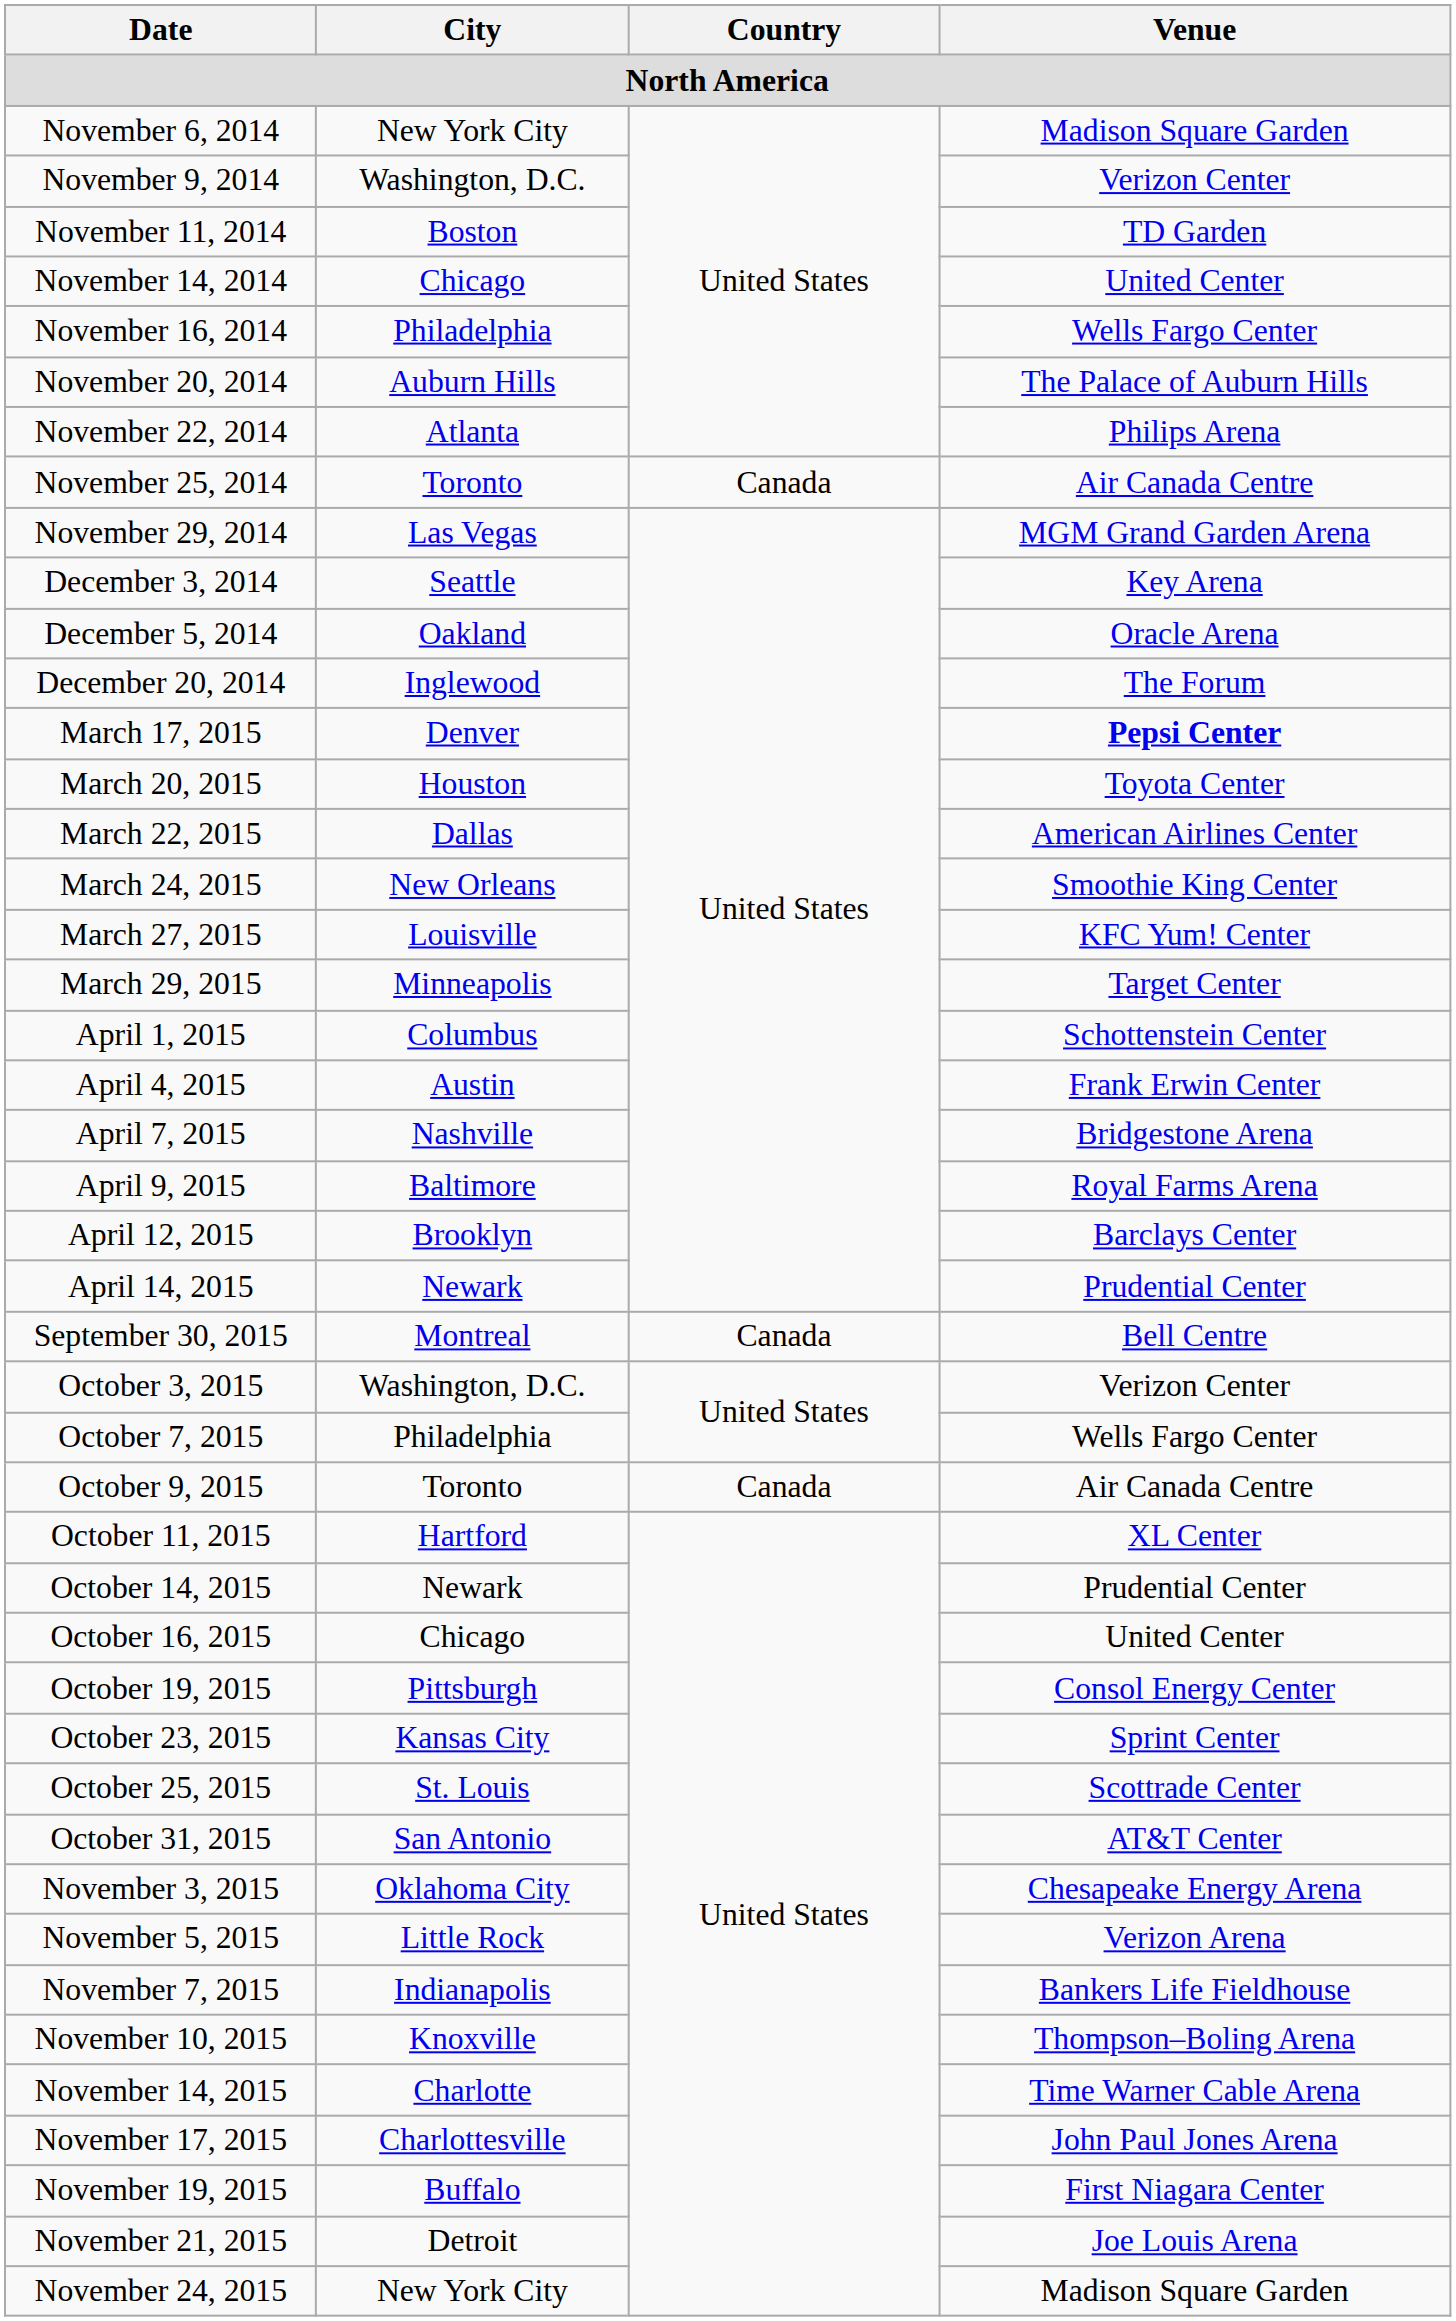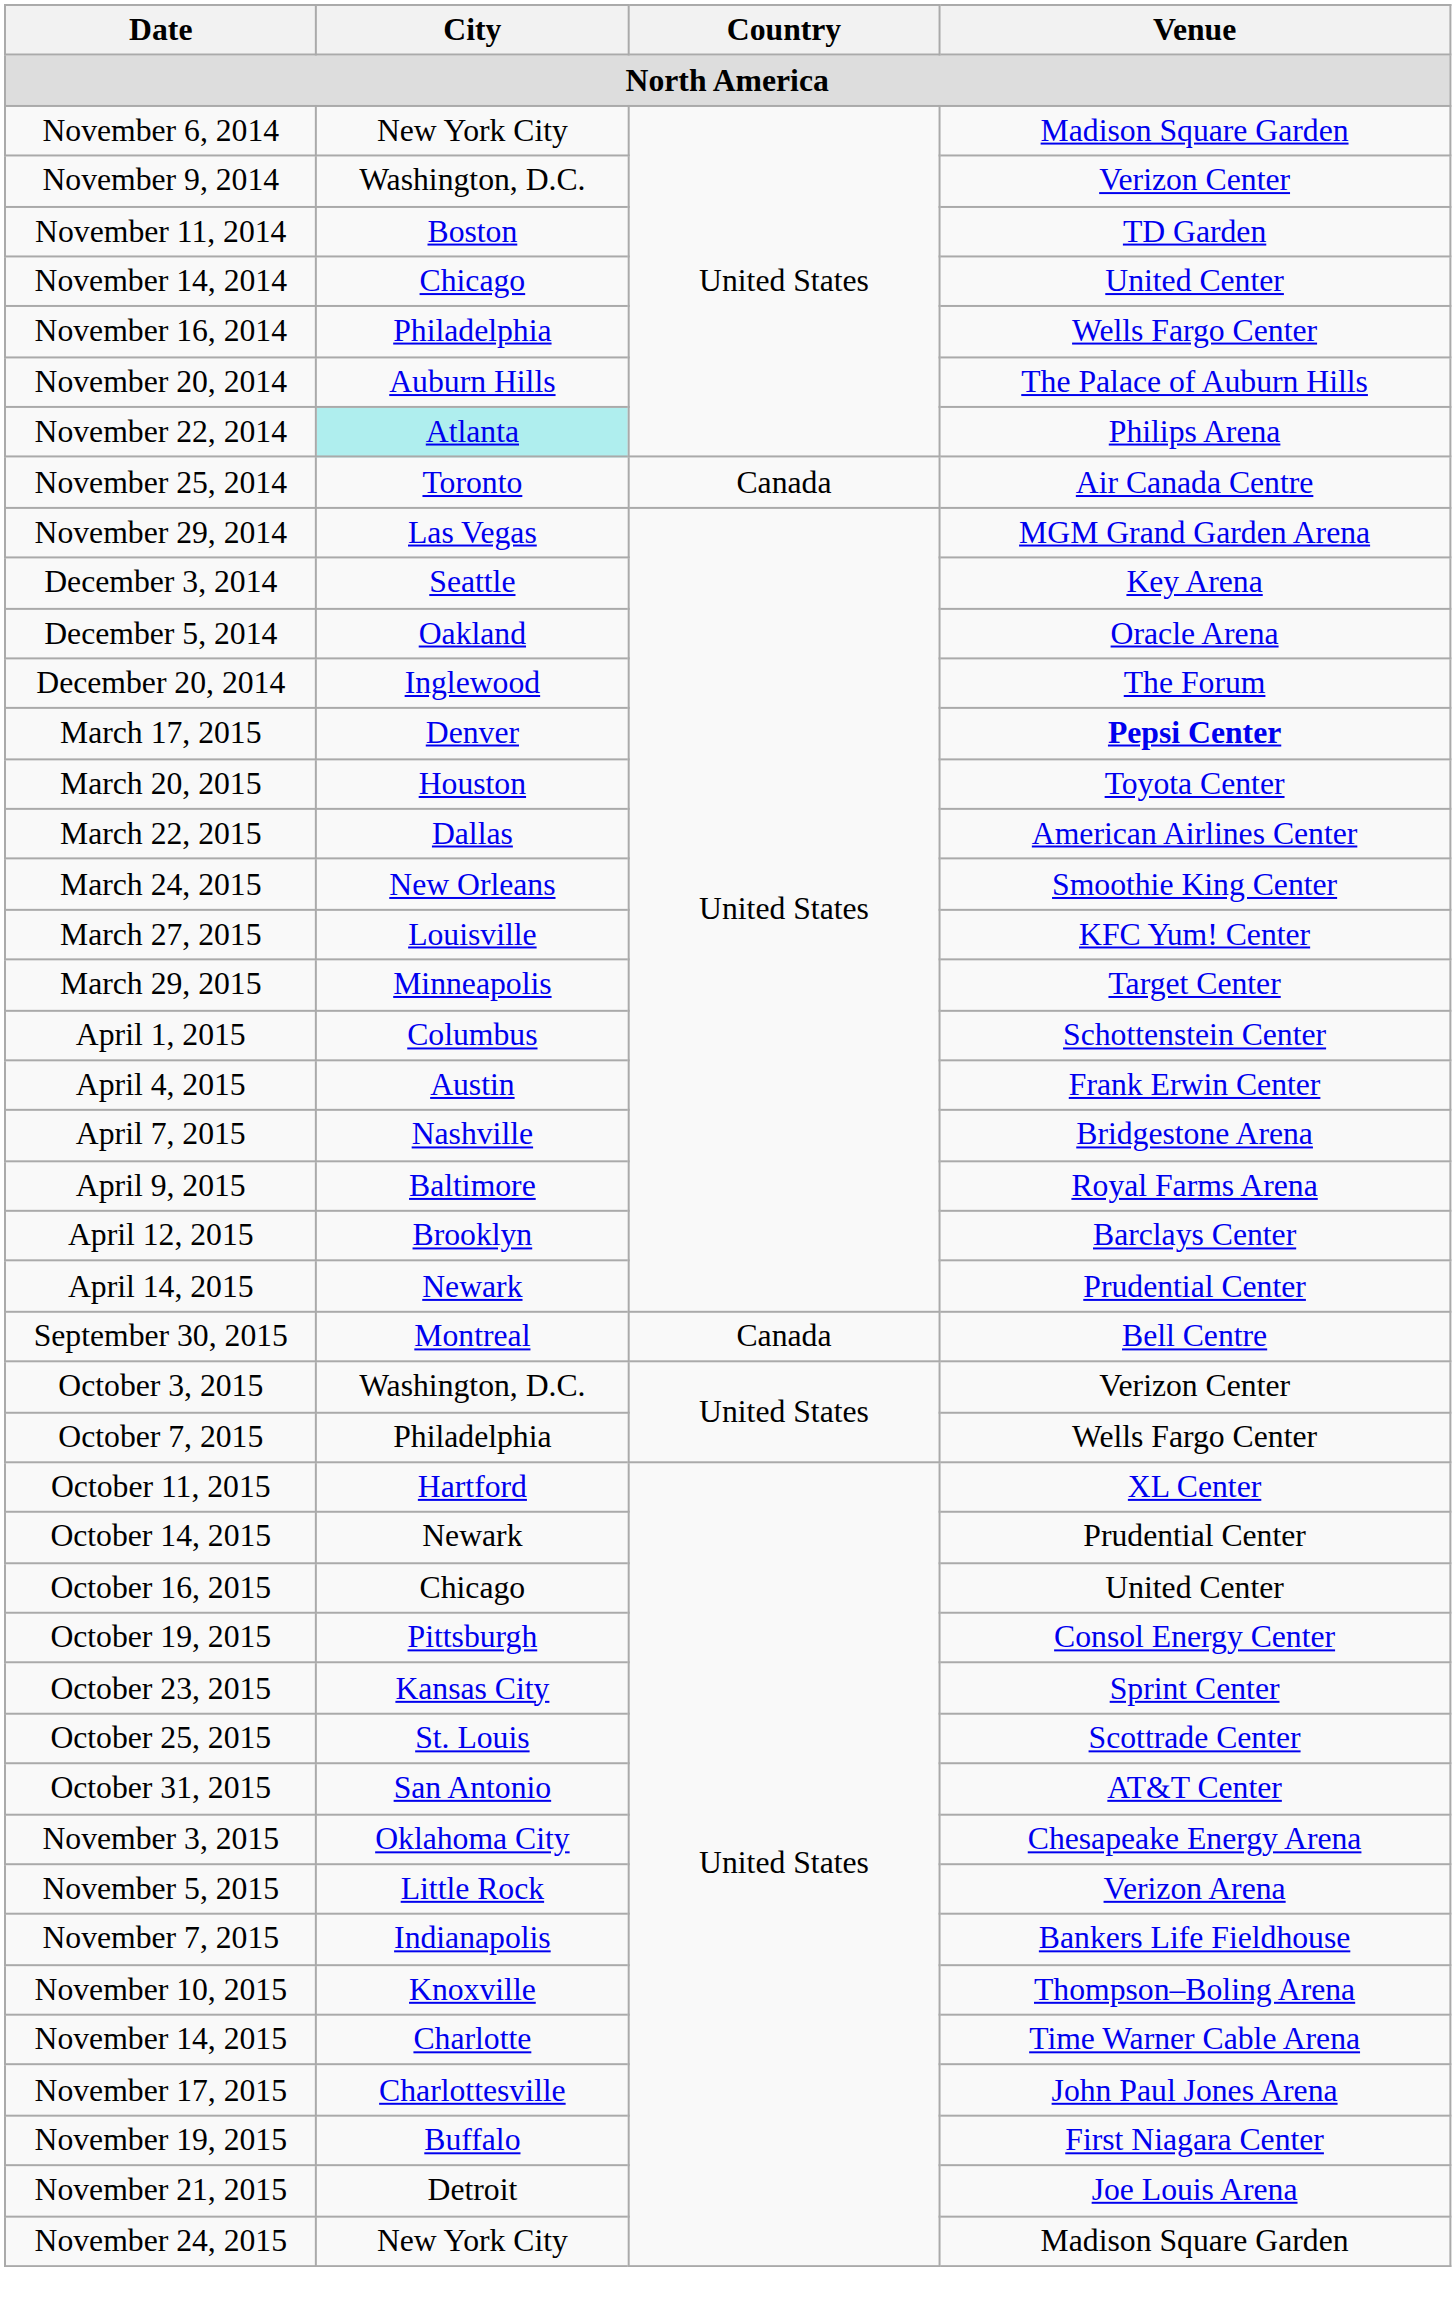(472, 431) no background -> (472, 431) paleturquoise background
- row: (161, 1486)
